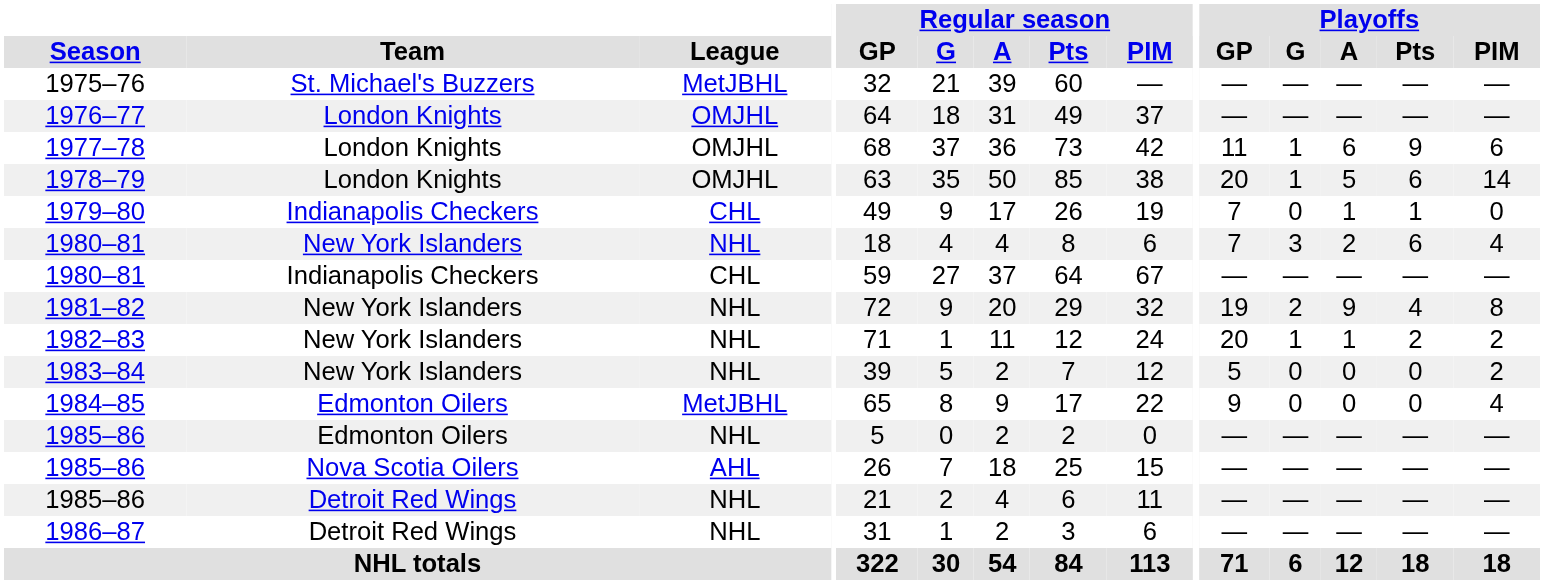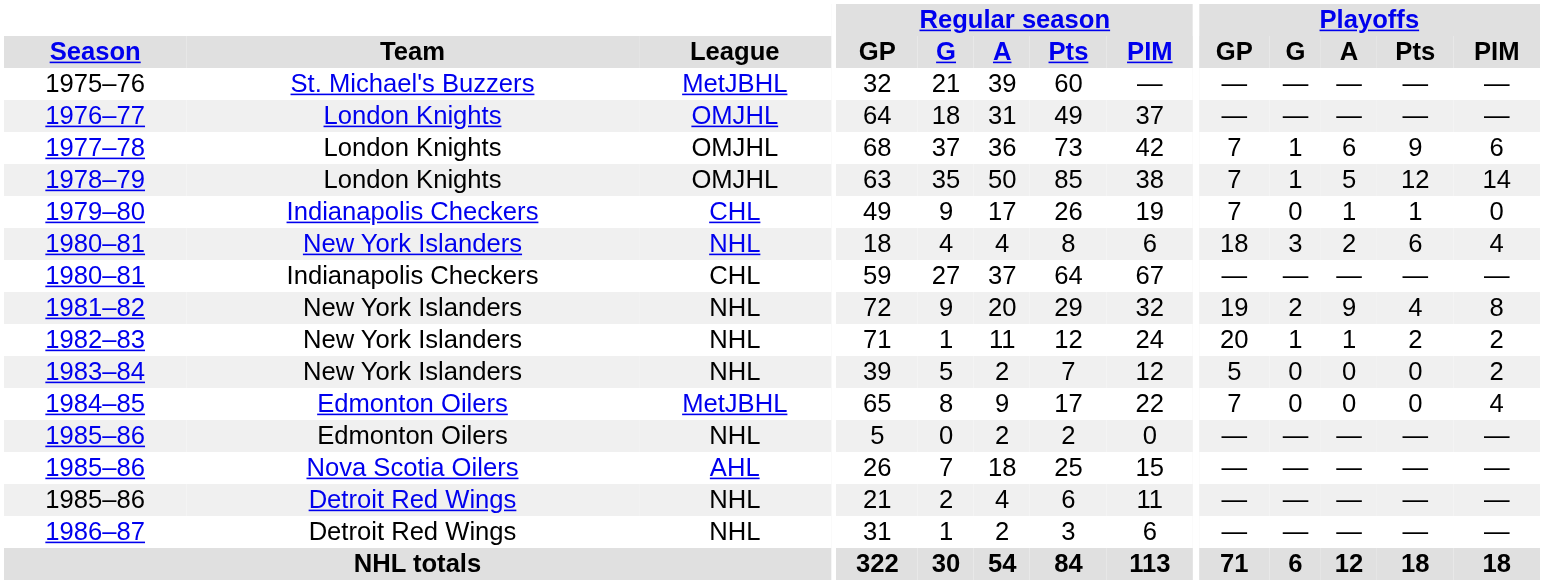(1234, 147) 11 -> (1234, 147) 7
(1234, 179) 20 -> (1234, 179) 7
(1415, 179) 6 -> (1415, 179) 12
(1234, 243) 7 -> (1234, 243) 18
(1234, 403) 9 -> (1234, 403) 7
